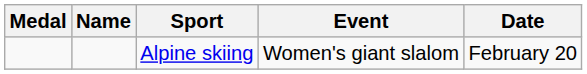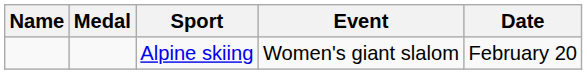columns swapped: (38, 21) <-> (103, 21)
